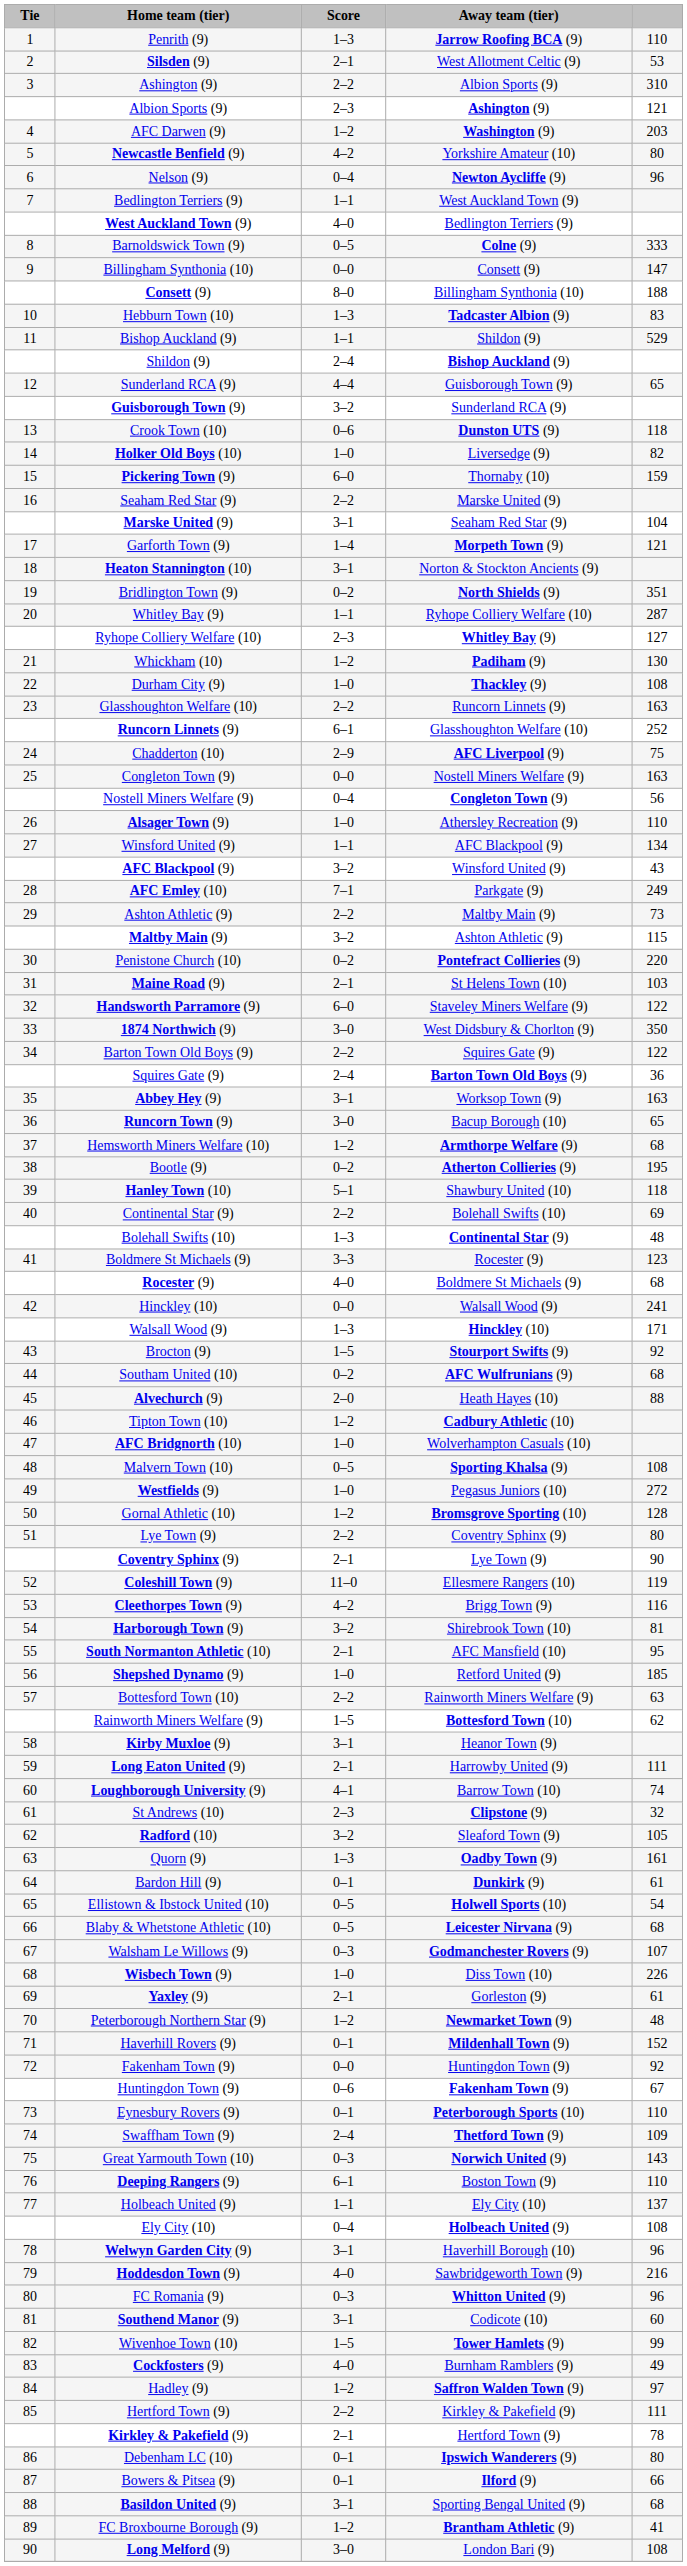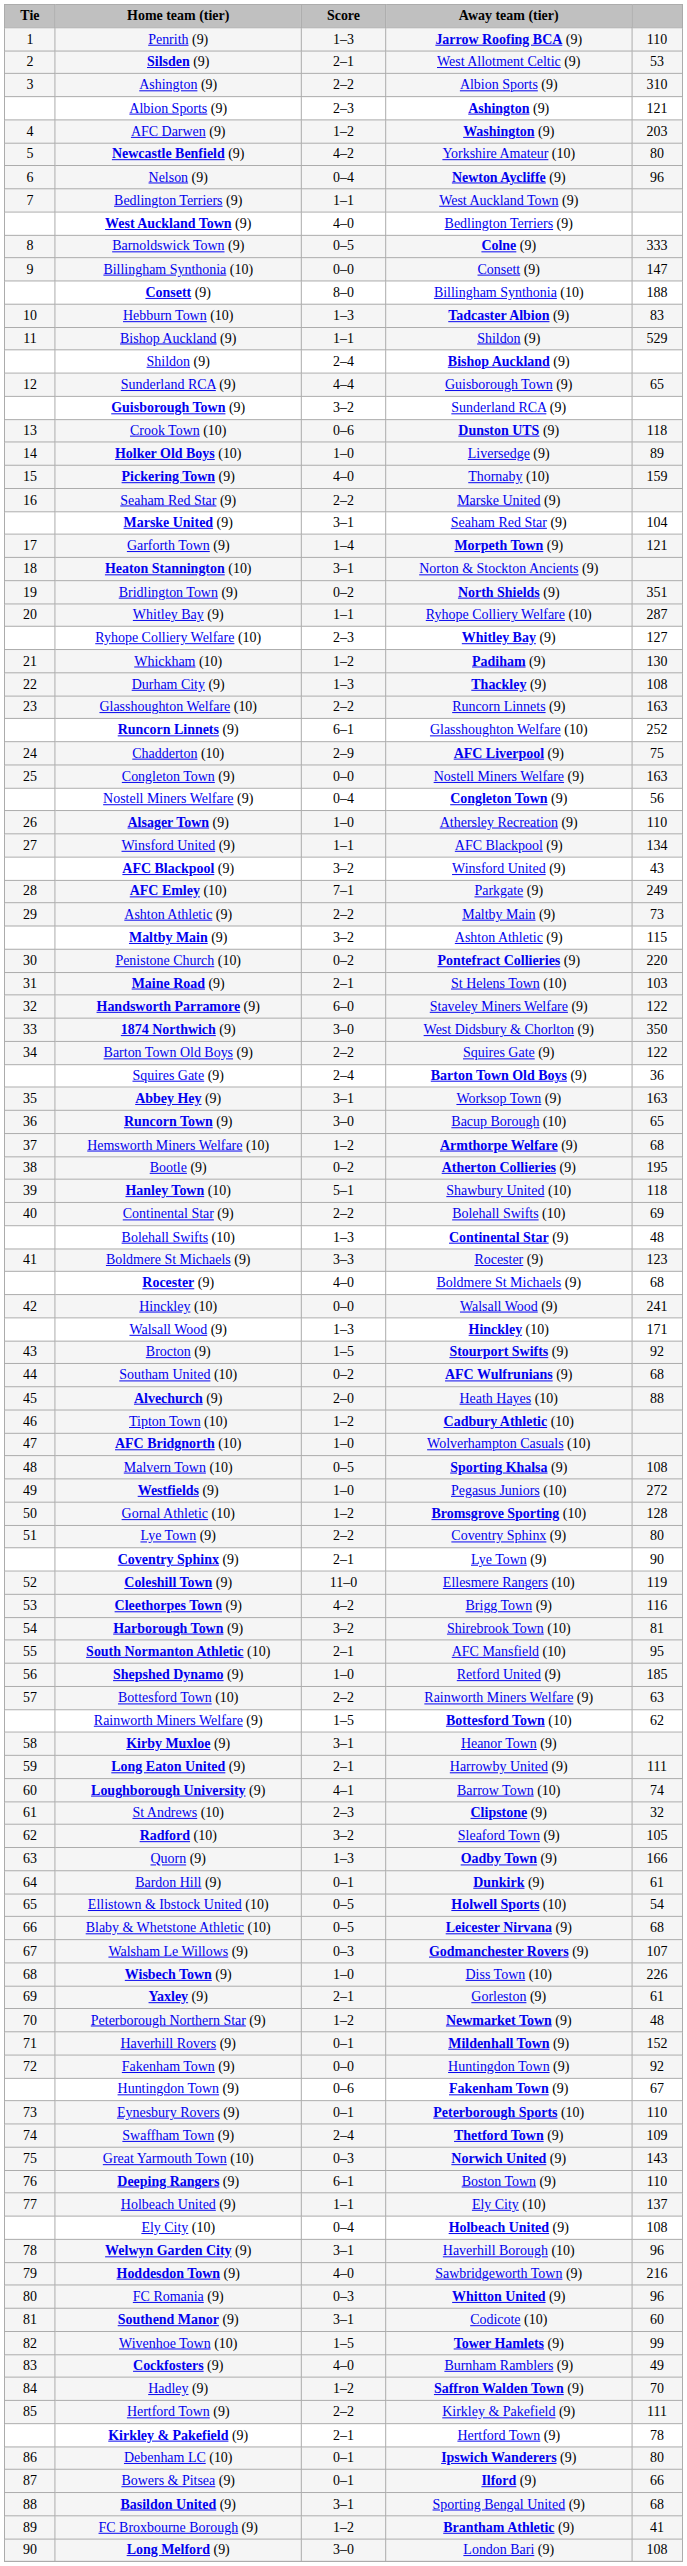(657, 454) 82 -> (657, 454) 89
(343, 477) 6–0 -> (343, 477) 4–0
(343, 684) 1–0 -> (343, 684) 1–3
(657, 1859) 161 -> (657, 1859) 166
(657, 2389) 97 -> (657, 2389) 70
